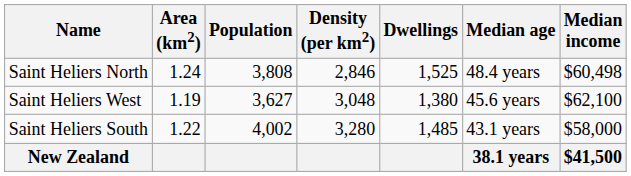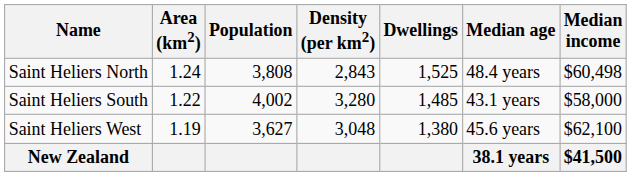(355, 72) 2,846 -> (355, 72) 2,843
rows swapped: (75, 100) <-> (78, 128)
